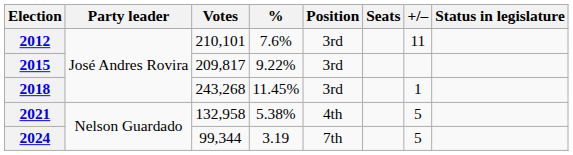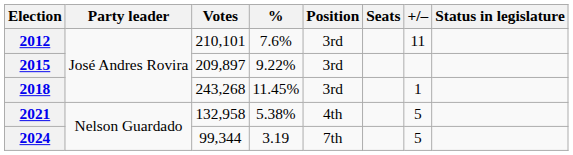(220, 65) 209,817 -> (220, 65) 209,897
